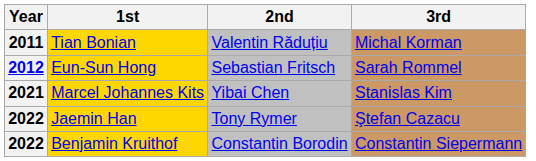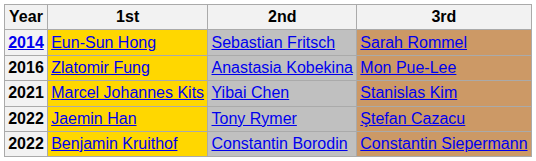- row: (94, 42)
(26, 67) 2012 -> (26, 42) 2014
+ row: (101, 67)
